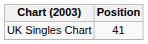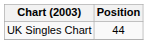(118, 30) 41 -> (118, 30) 44
